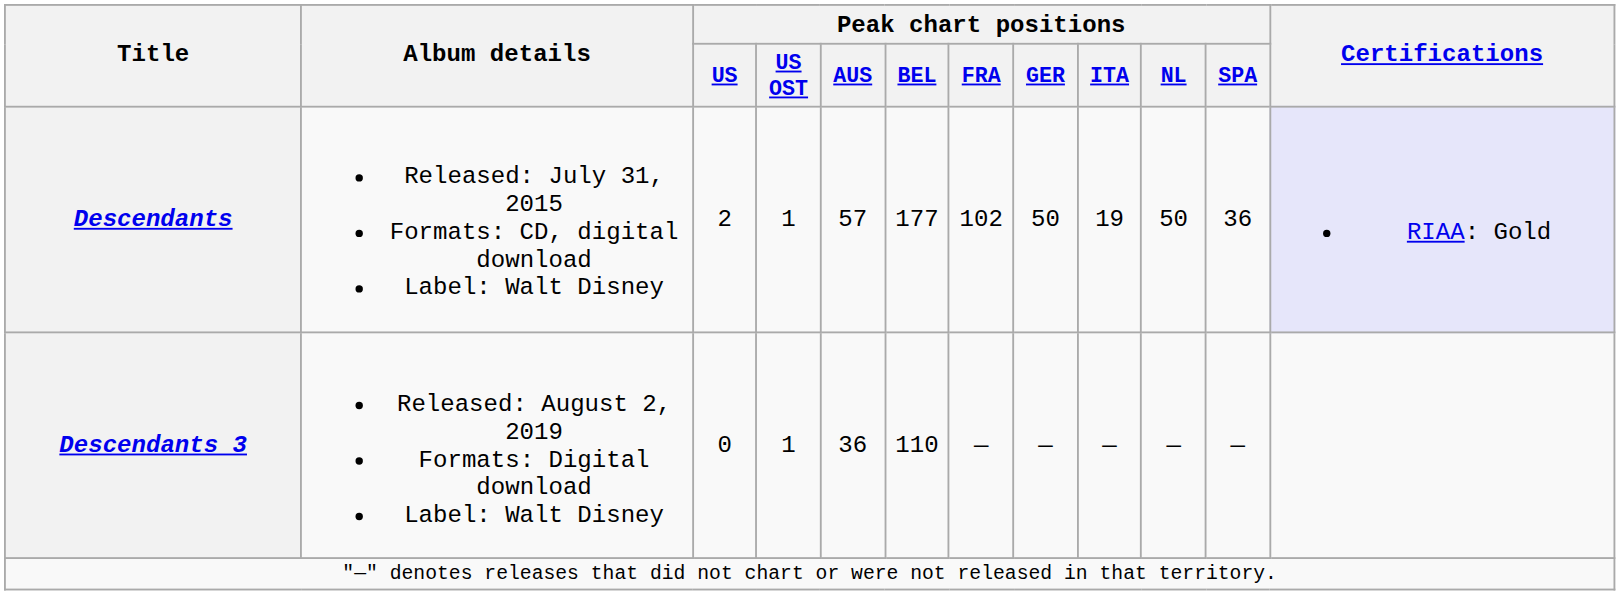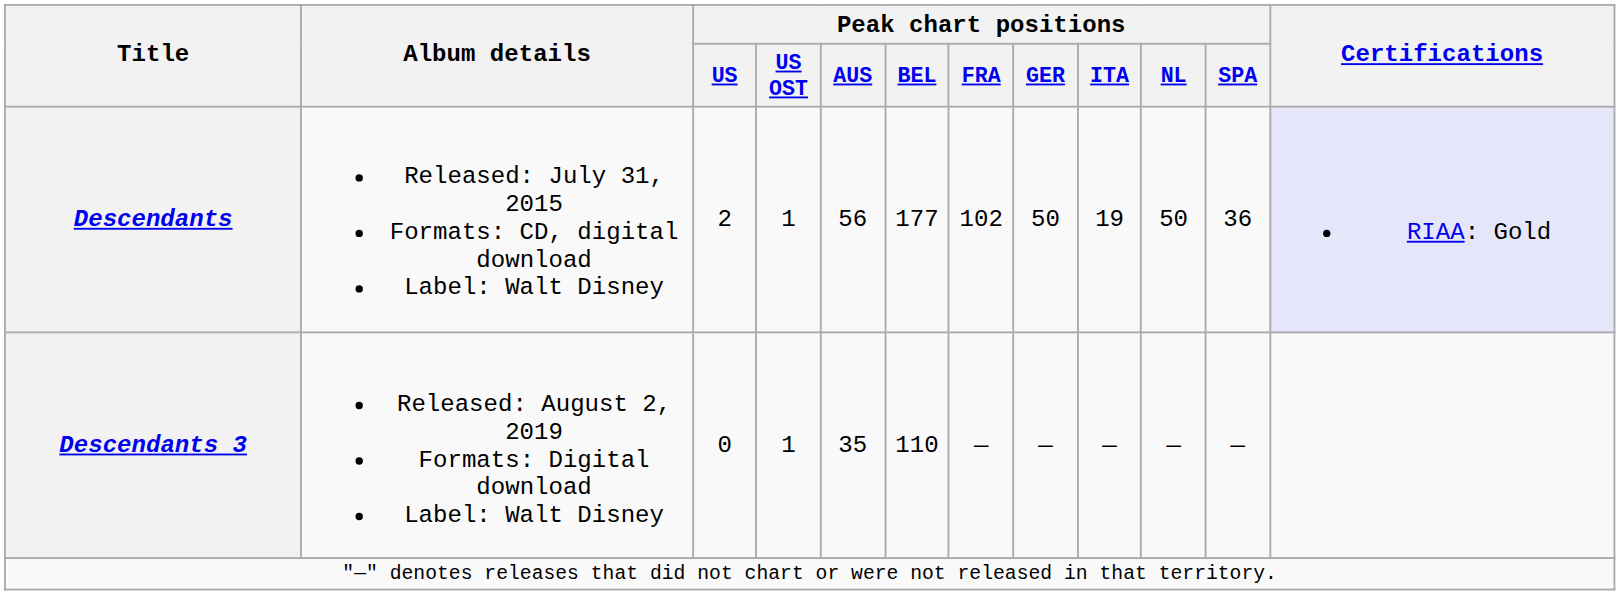(853, 219) 57 -> (853, 219) 56
(853, 445) 36 -> (853, 445) 35
